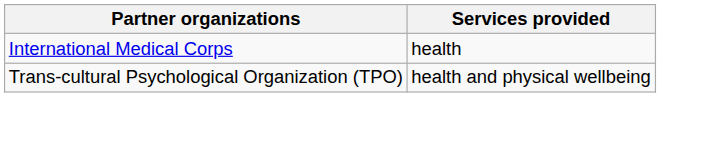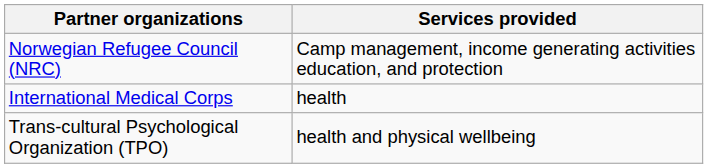+ row: (123, 58)
